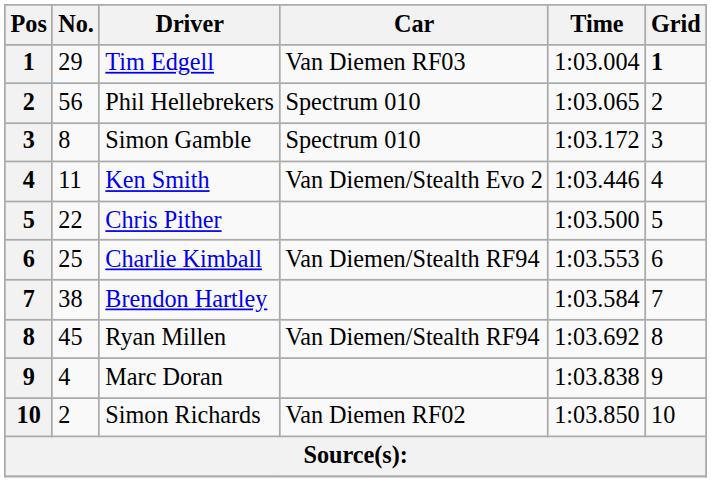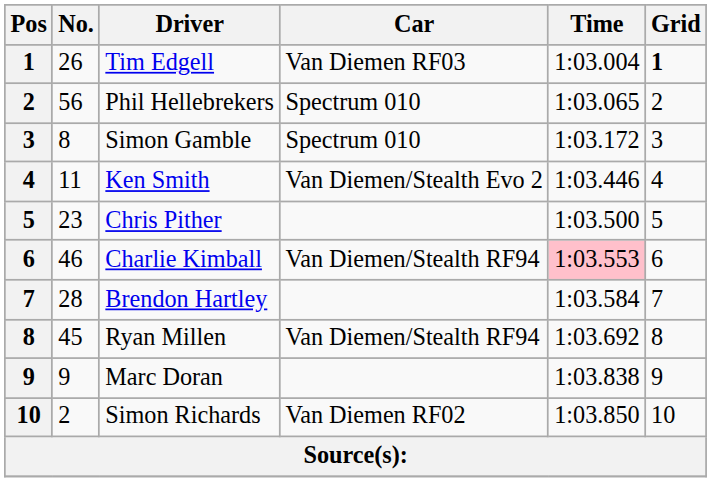(70, 63) 29 -> (70, 63) 26
(70, 220) 22 -> (70, 220) 23
(70, 259) 25 -> (70, 259) 46
(597, 259) no background -> (597, 259) pink background
(70, 298) 38 -> (70, 298) 28
(64, 377) 4 -> (64, 377) 9
